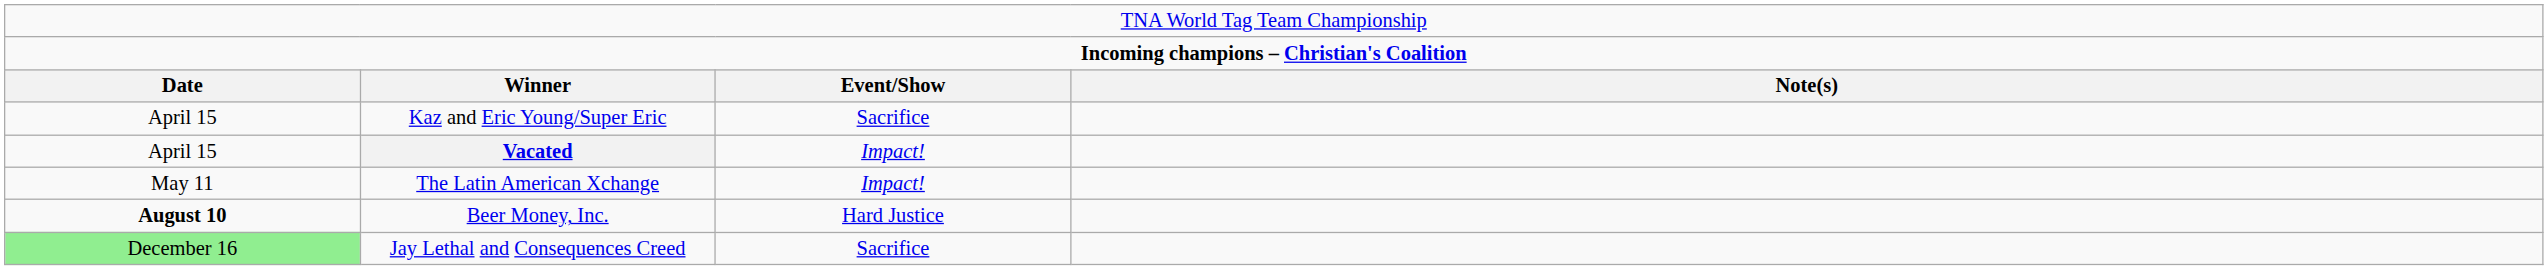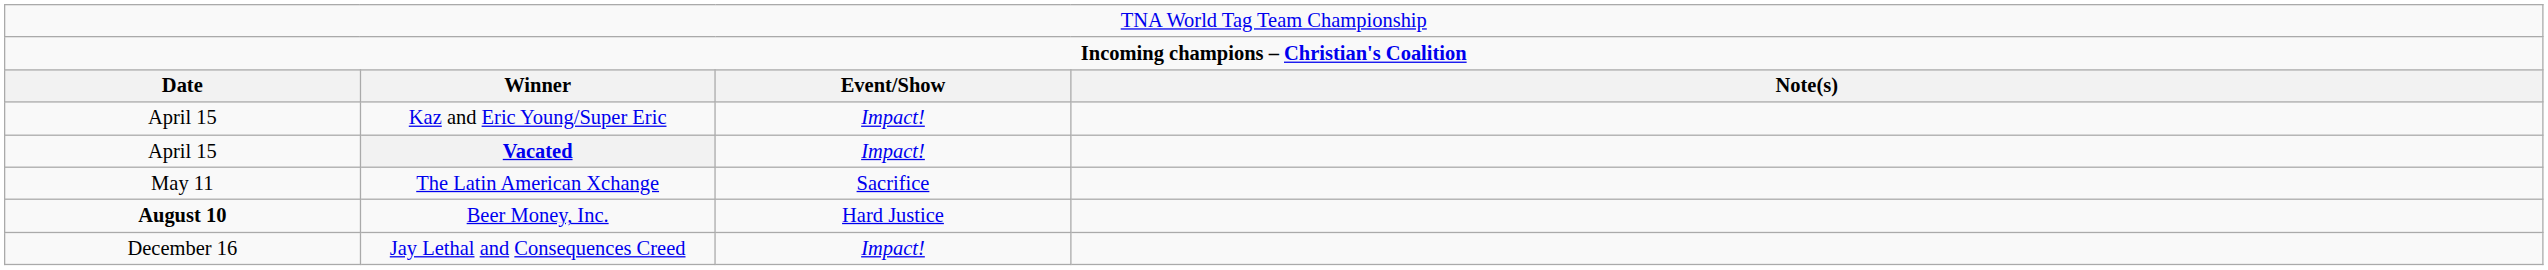(893, 118) Sacrifice -> (893, 118) Impact!
(893, 183) Impact! -> (893, 183) Sacrifice
(182, 248) lightgreen background -> (182, 248) no background
(893, 248) Sacrifice -> (893, 248) Impact!
